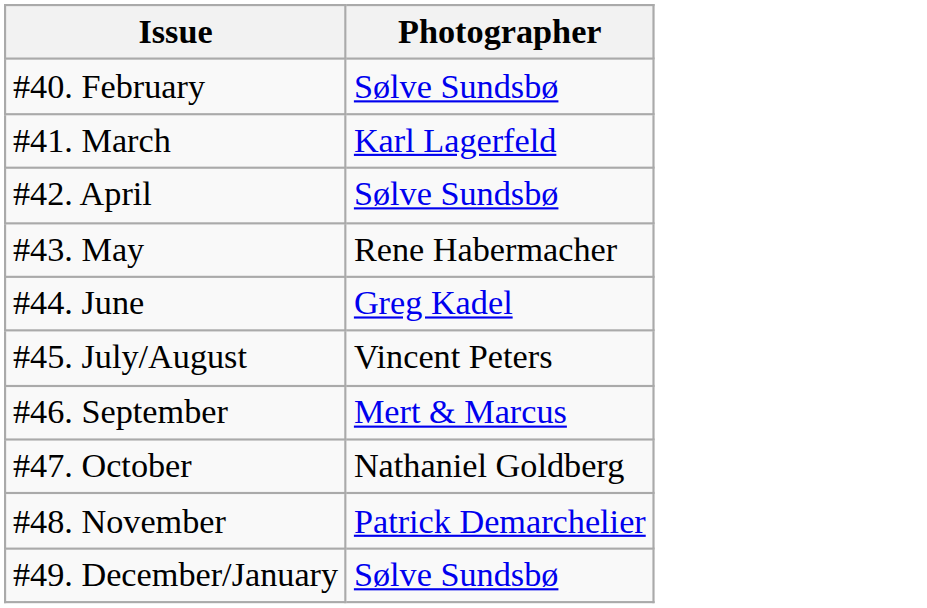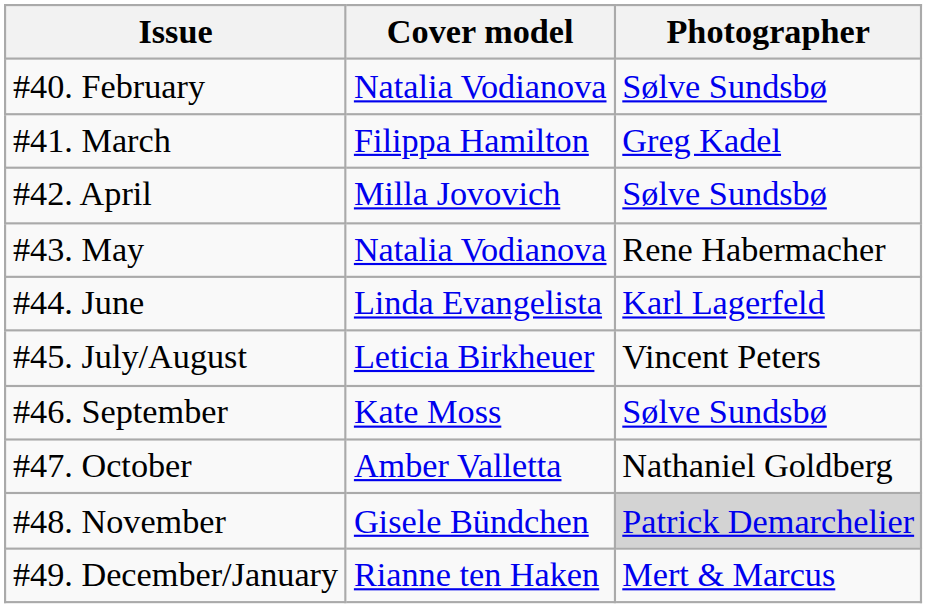+ column: (480, 31)
(455, 140) Karl Lagerfeld -> (702, 140) Greg Kadel
(433, 303) Greg Kadel -> (724, 303) Karl Lagerfeld
(460, 411) Mert & Marcus -> (725, 411) Sølve Sundsbø
(500, 520) no background -> (768, 520) lightgrey background
(456, 574) Sølve Sundsbø -> (729, 574) Mert & Marcus
